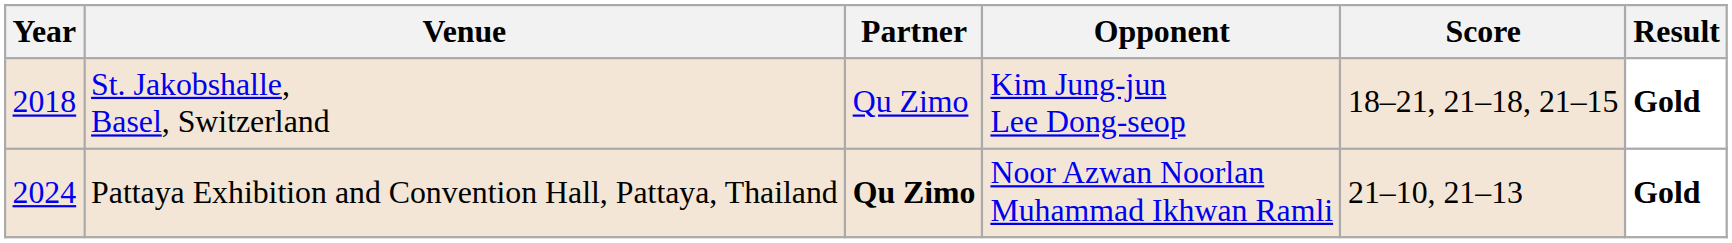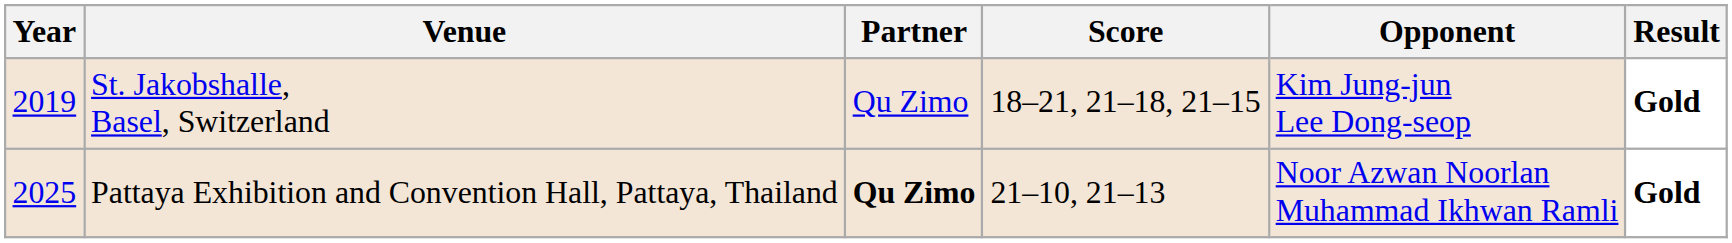columns swapped: (1162, 31) <-> (1483, 31)
(44, 102) 2018 -> (44, 102) 2019
(44, 192) 2024 -> (44, 192) 2025
